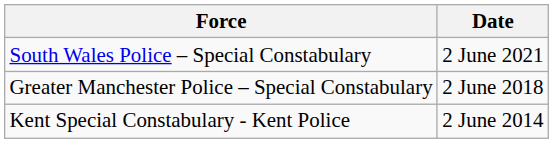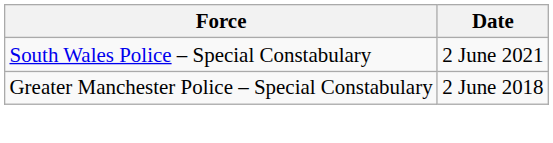- row: (180, 120)
